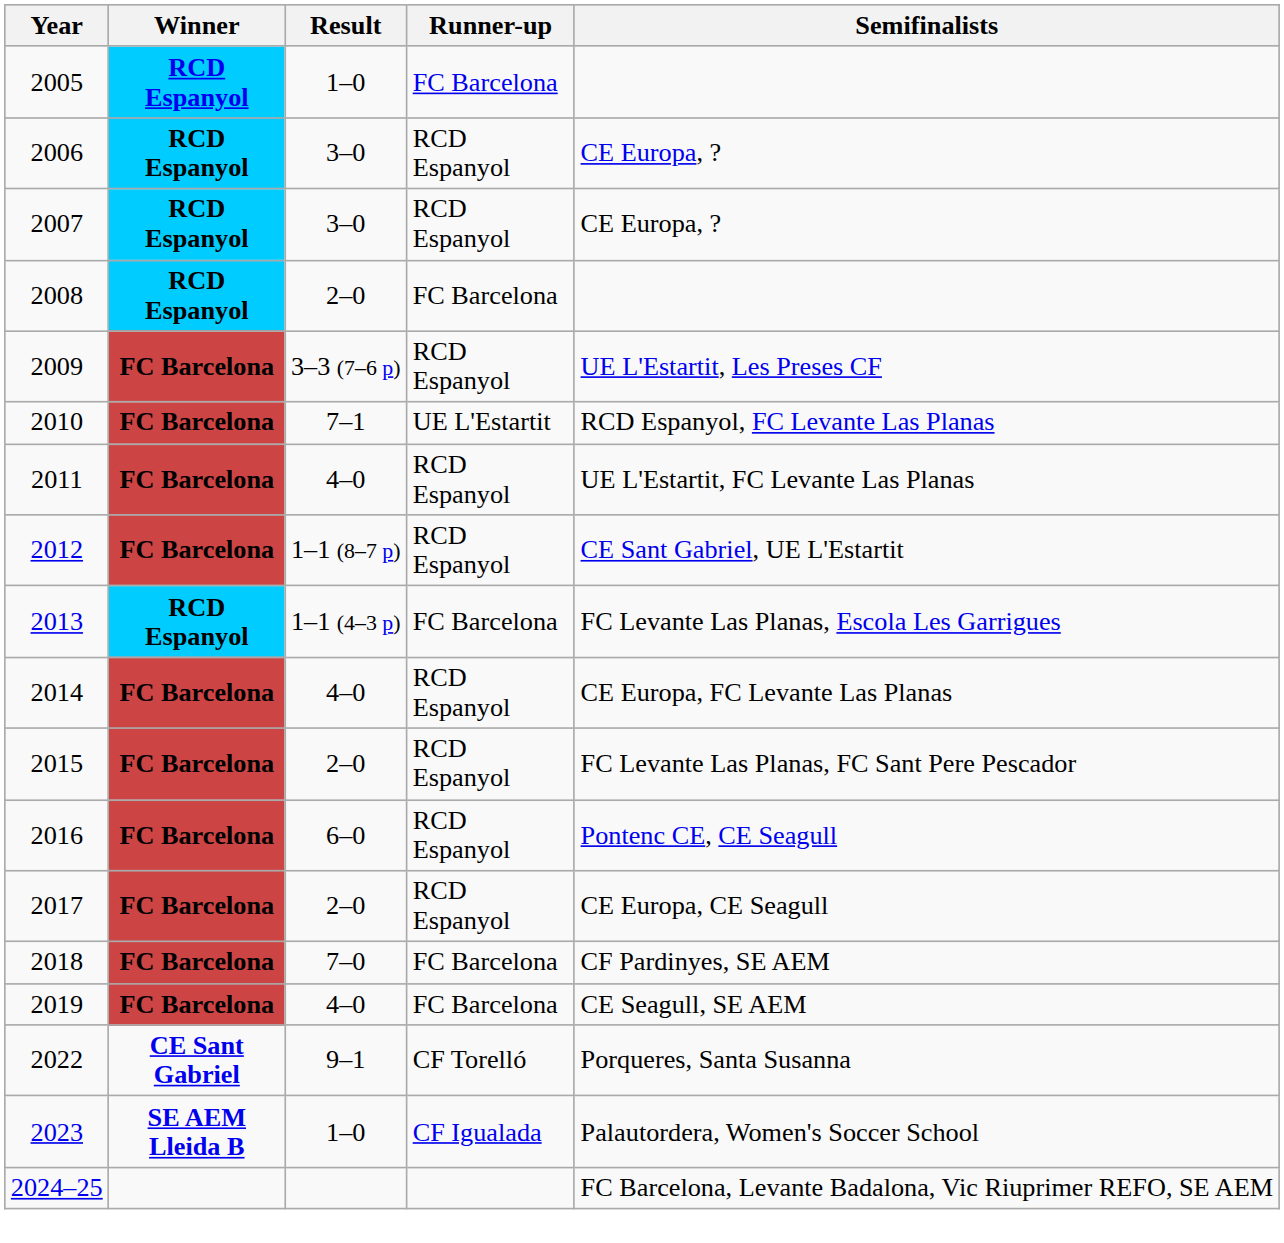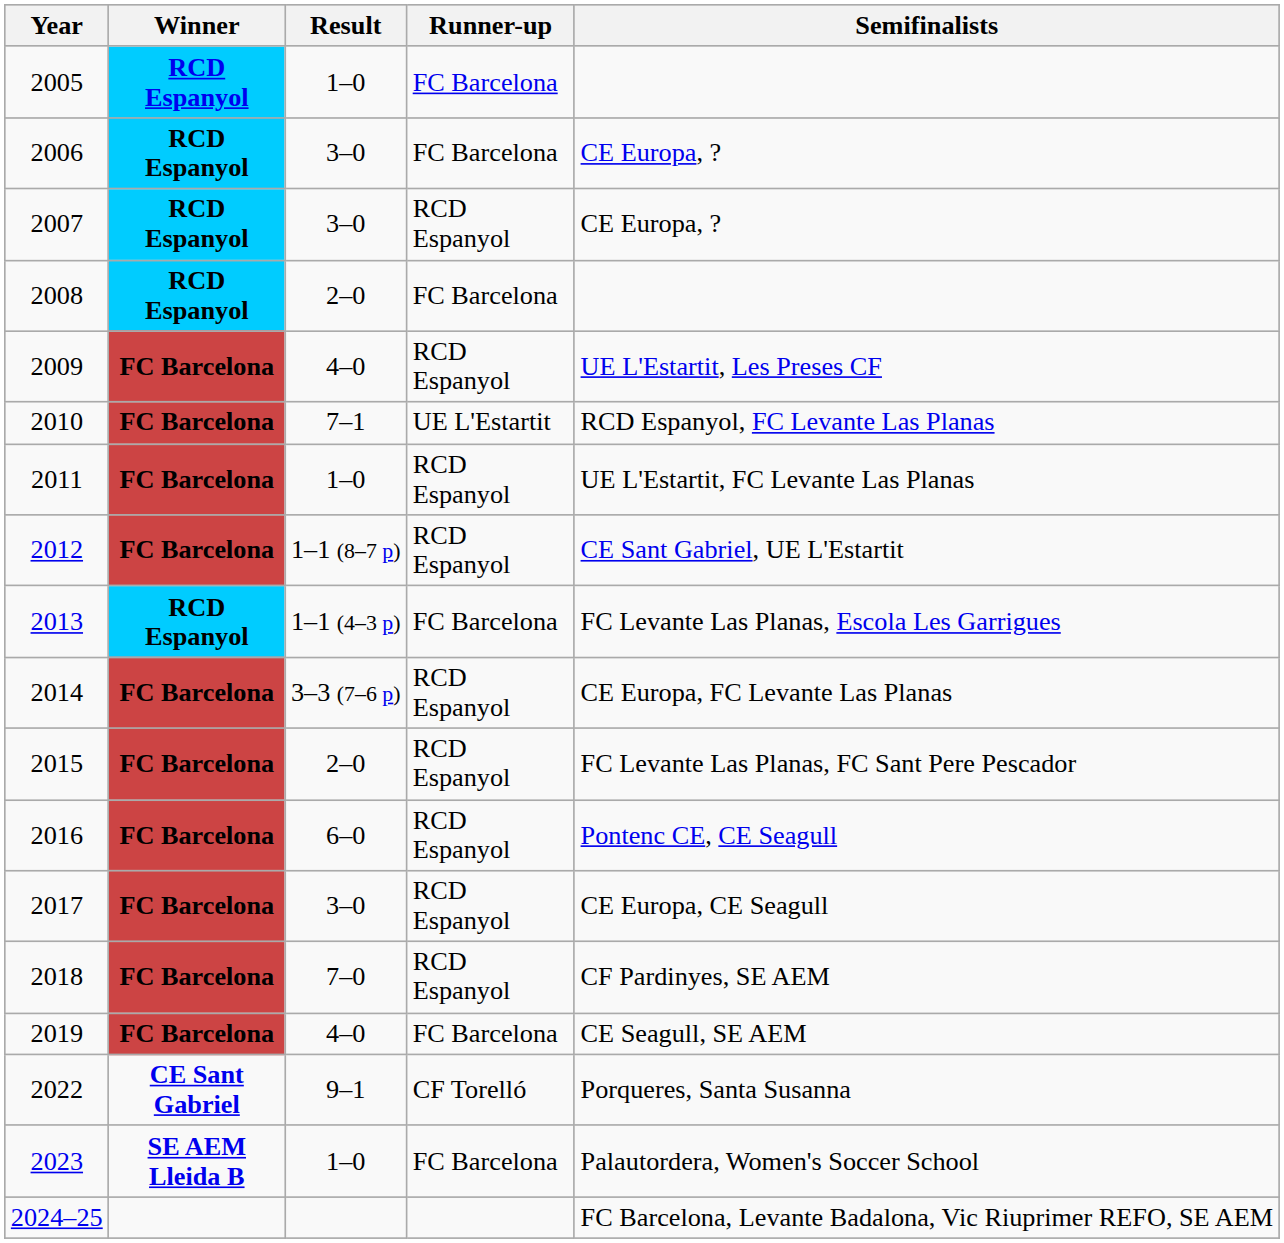(462, 152) RCD Espanyol -> (485, 152) FC Barcelona
(346, 366) 3–3 (7–6 p) -> (346, 366) 4–0
(346, 478) 4–0 -> (346, 478) 1–0
(346, 692) 4–0 -> (346, 692) 3–3 (7–6 p)
(346, 905) 2–0 -> (346, 905) 3–0
(485, 962) FC Barcelona -> (462, 976) RCD Espanyol
(477, 1131) CF Igualada -> (485, 1160) FC Barcelona
